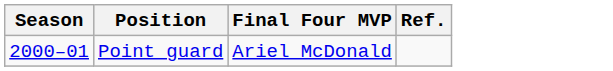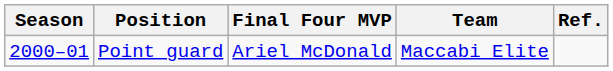+ column: (475, 20)
